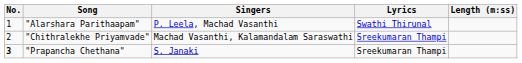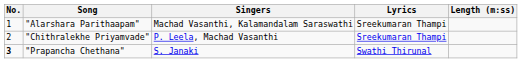(216, 25) P. Leela, Machad Vasanthi -> (253, 25) Machad Vasanthi, Kalamandalam Saraswathi
(394, 25) Swathi Thirunal -> (402, 25) Sreekumaran Thampi
(253, 38) Machad Vasanthi, Kalamandalam Saraswathi -> (216, 38) P. Leela, Machad Vasanthi
(402, 51) Sreekumaran Thampi -> (394, 51) Swathi Thirunal
